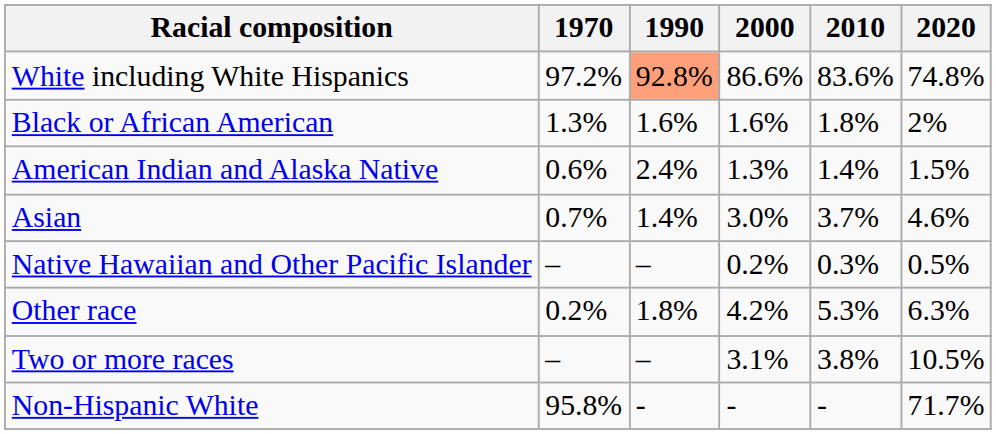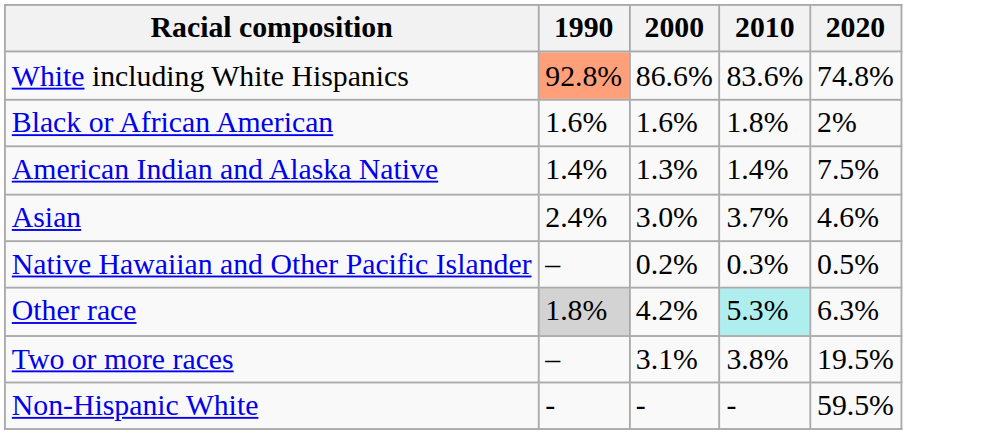- column: (584, 28)
(667, 169) 2.4% -> (576, 169) 1.4%
(939, 169) 1.5% -> (848, 169) 7.5%
(667, 216) 1.4% -> (576, 216) 2.4%
(667, 311) no background -> (576, 311) lightgrey background
(848, 311) no background -> (757, 311) paleturquoise background
(946, 358) 10.5% -> (855, 358) 19.5%
(946, 405) 71.7% -> (855, 405) 59.5%
